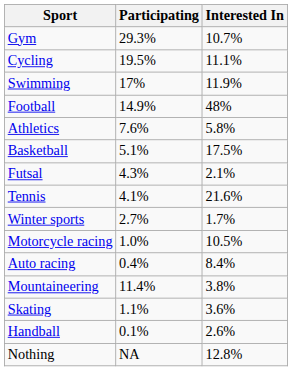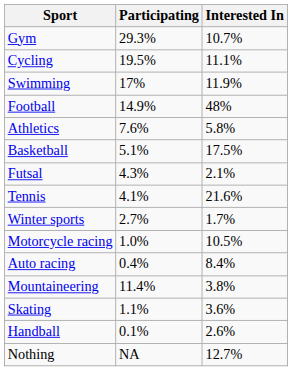(224, 354) 12.8% -> (224, 354) 12.7%
